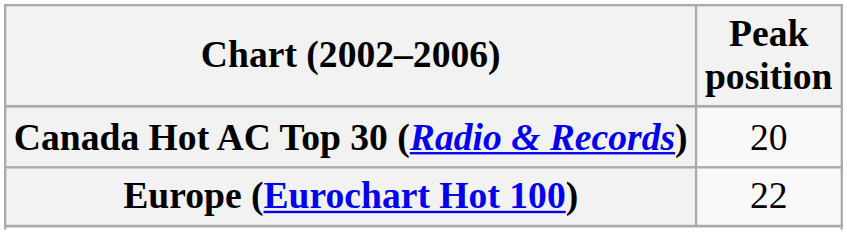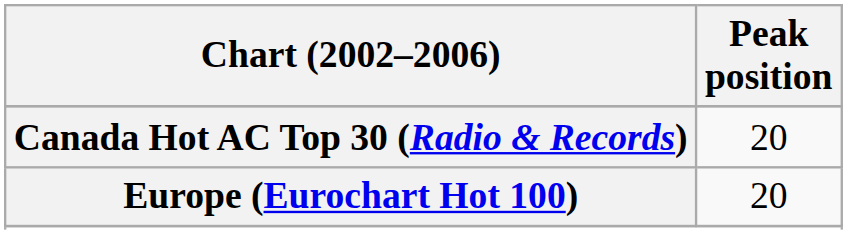(769, 195) 22 -> (769, 195) 20
